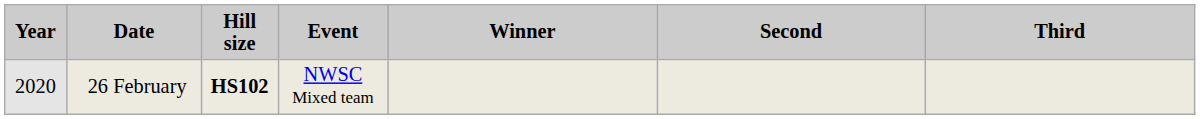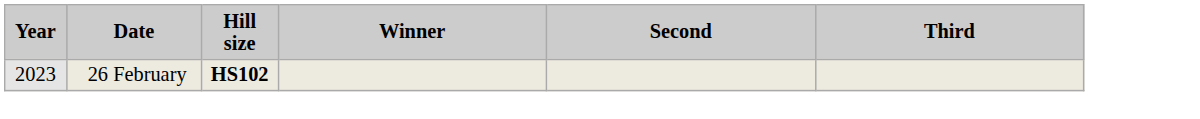- column: (333, 32)
(35, 86) 2020 -> (35, 74) 2023
